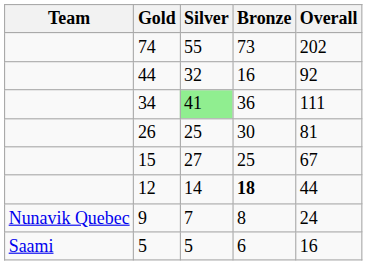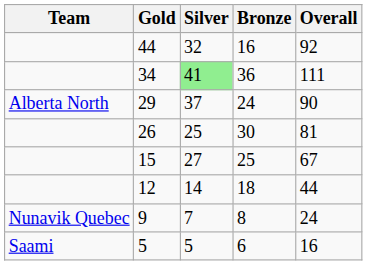- row: (147, 47)
+ row: (147, 103)
(246, 189) bold -> (246, 189) normal
